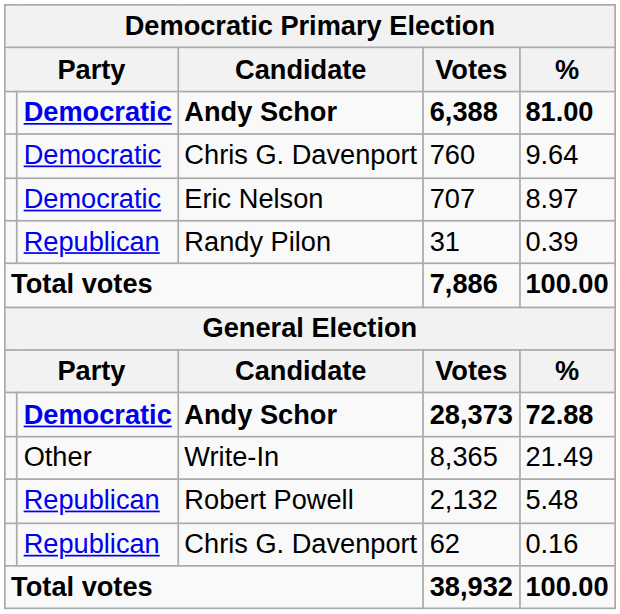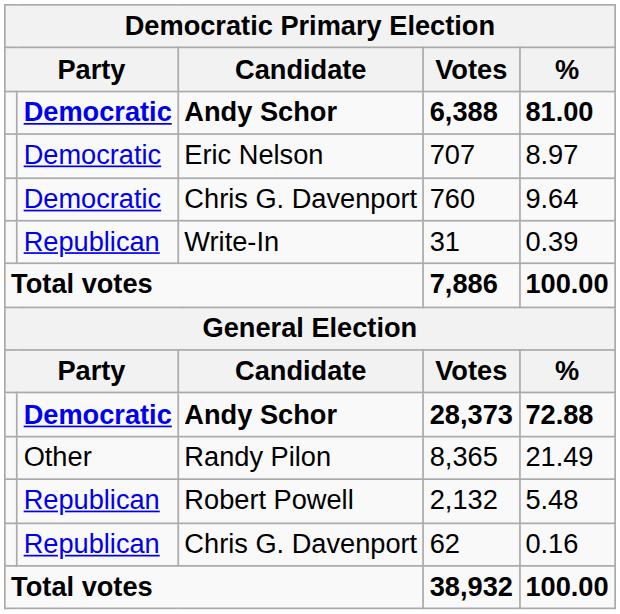rows swapped: (452, 155) <-> (452, 198)
(258, 241) Randy Pilon -> (232, 241) Write-In
(232, 457) Write-In -> (258, 457) Randy Pilon
